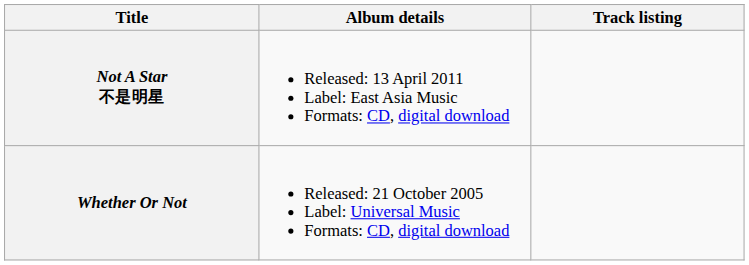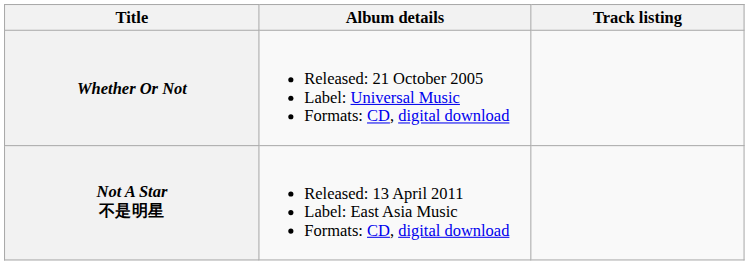rows swapped: (132, 202) <-> (132, 86)
